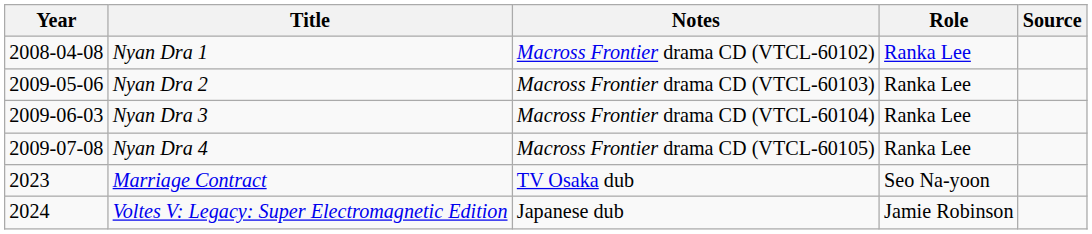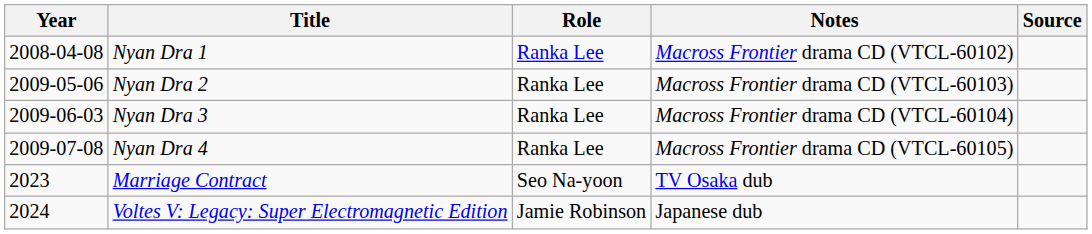columns swapped: (949, 20) <-> (696, 20)
